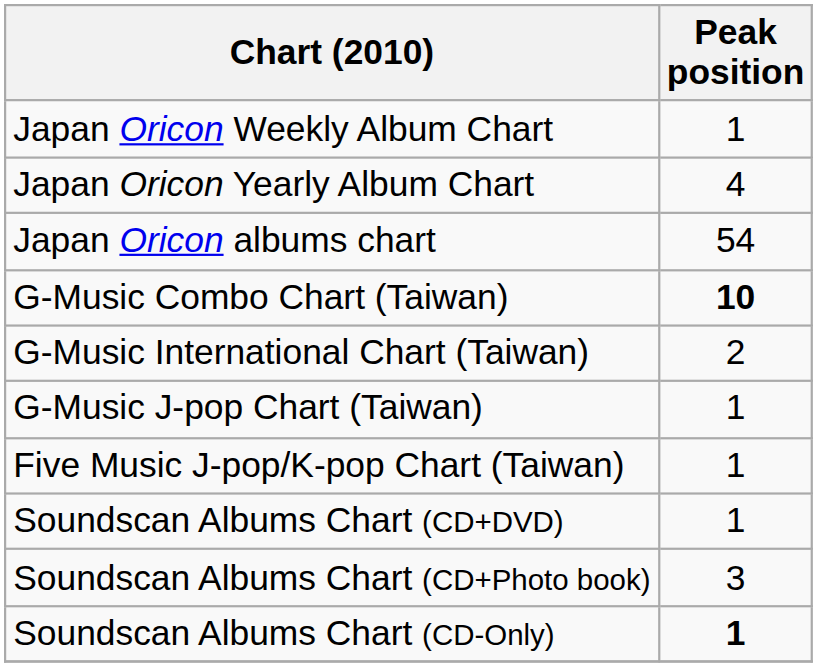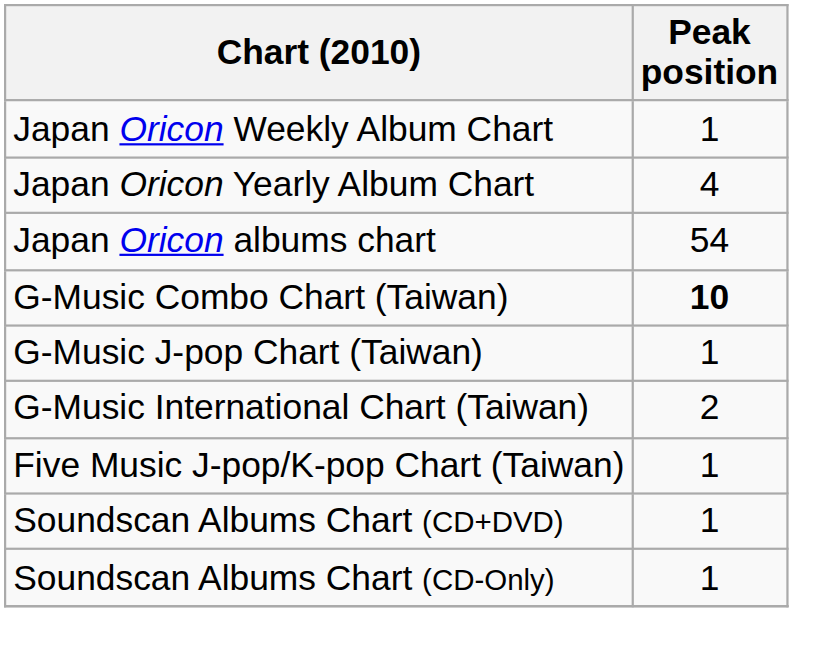rows swapped: (248, 408) <-> (301, 352)
- row: (332, 577)
(736, 633) bold -> (709, 577) normal
